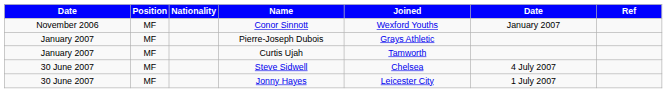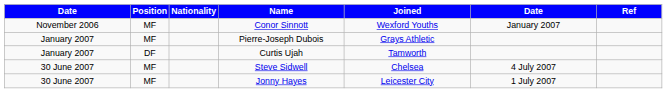(150, 53) MF -> (150, 53) DF
